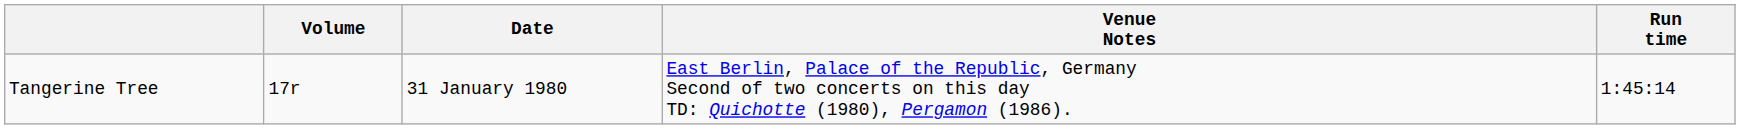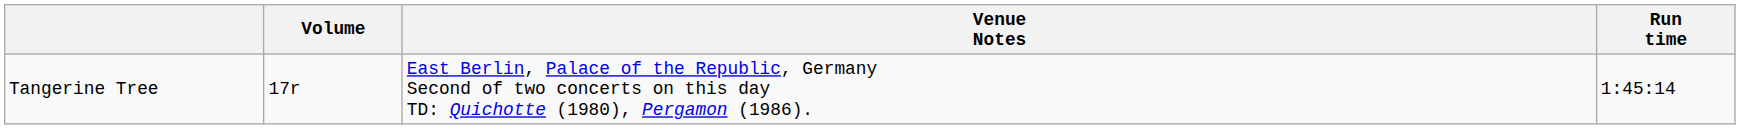- column: (532, 29)
